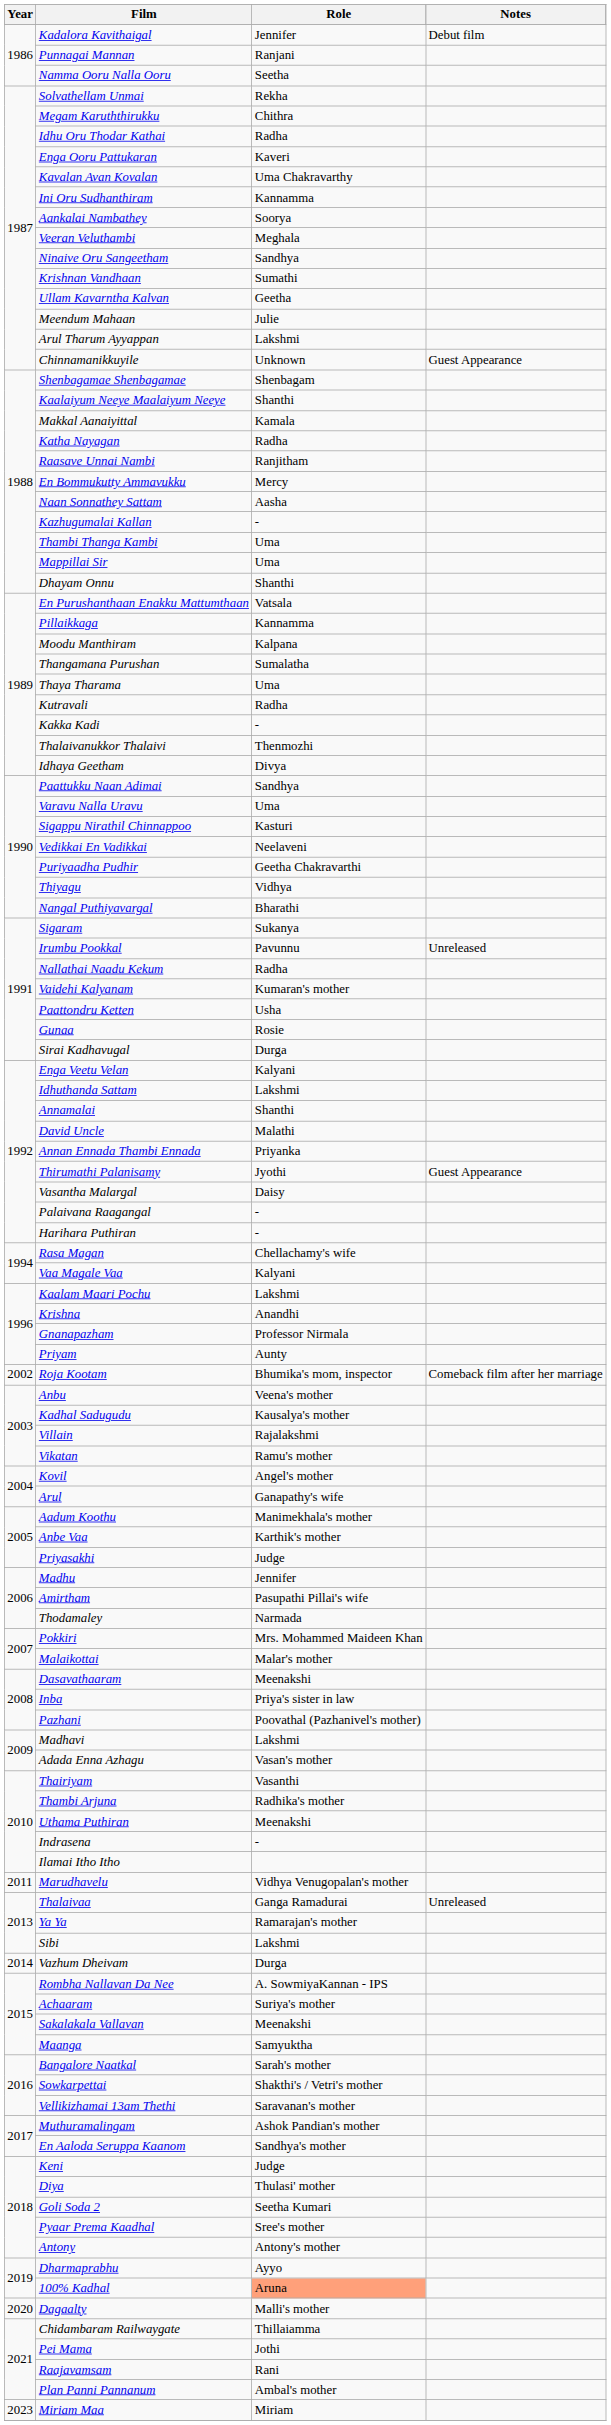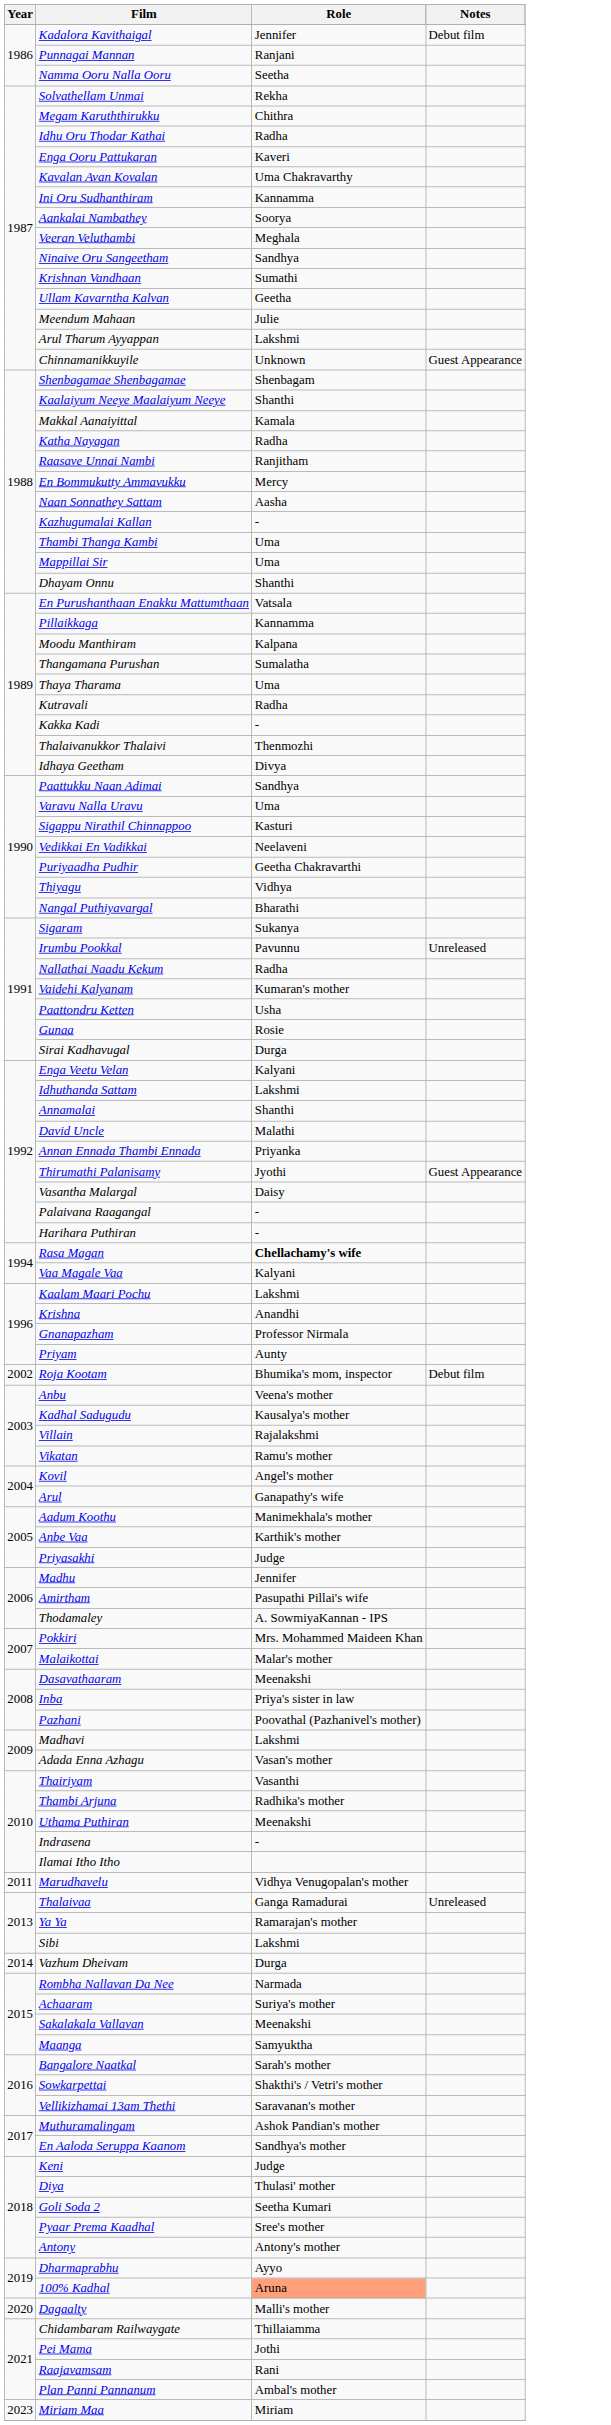(305, 1252) normal -> (308, 1252) bold
(516, 1374) Comeback film after her marriage -> (456, 1374) Debut film
(278, 1618) Narmada -> (321, 1618) A. SowmiyaKannan - IPS
(321, 1983) A. SowmiyaKannan - IPS -> (278, 1983) Narmada
